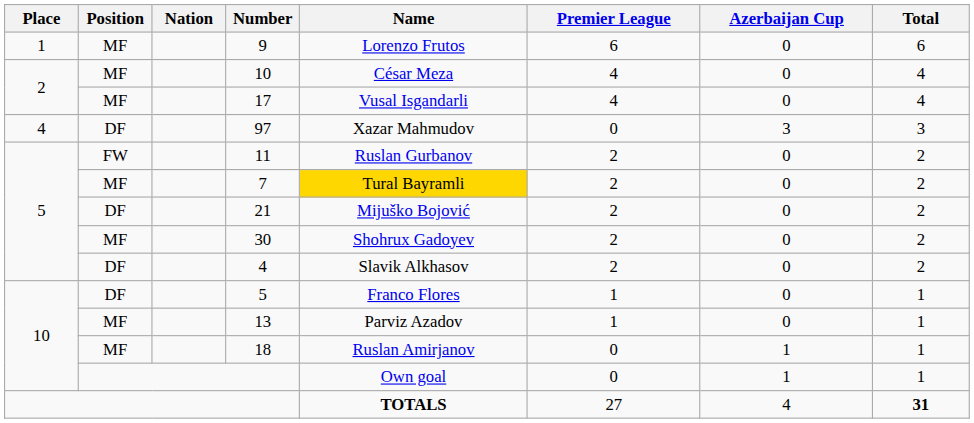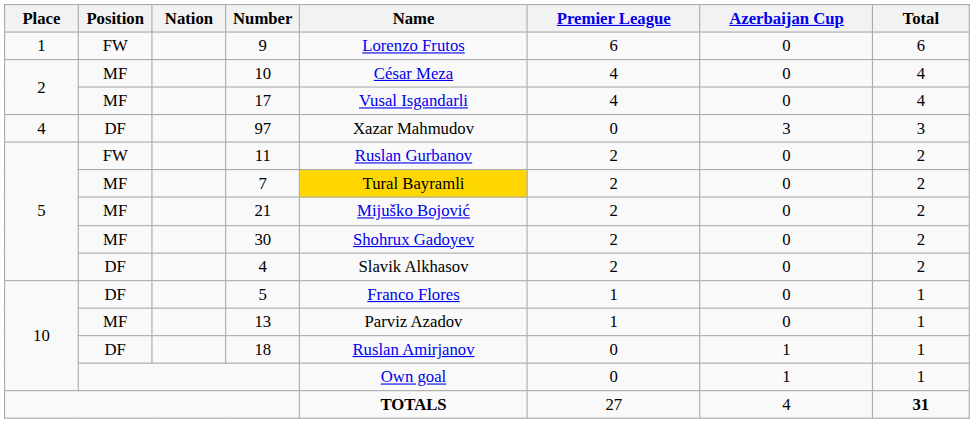(115, 46) MF -> (115, 46) FW
(115, 211) DF -> (115, 211) MF
(115, 349) MF -> (115, 349) DF
